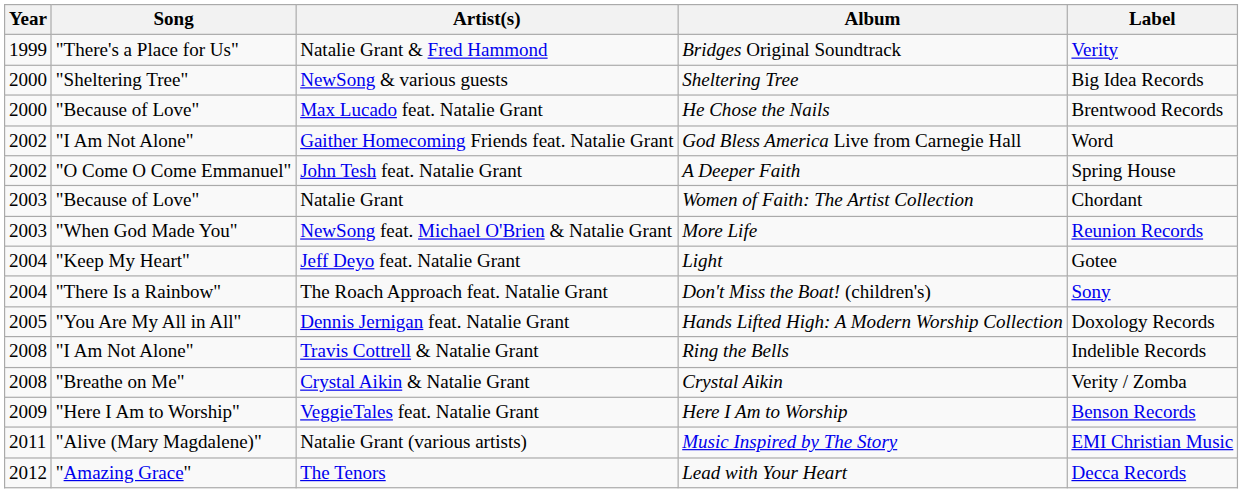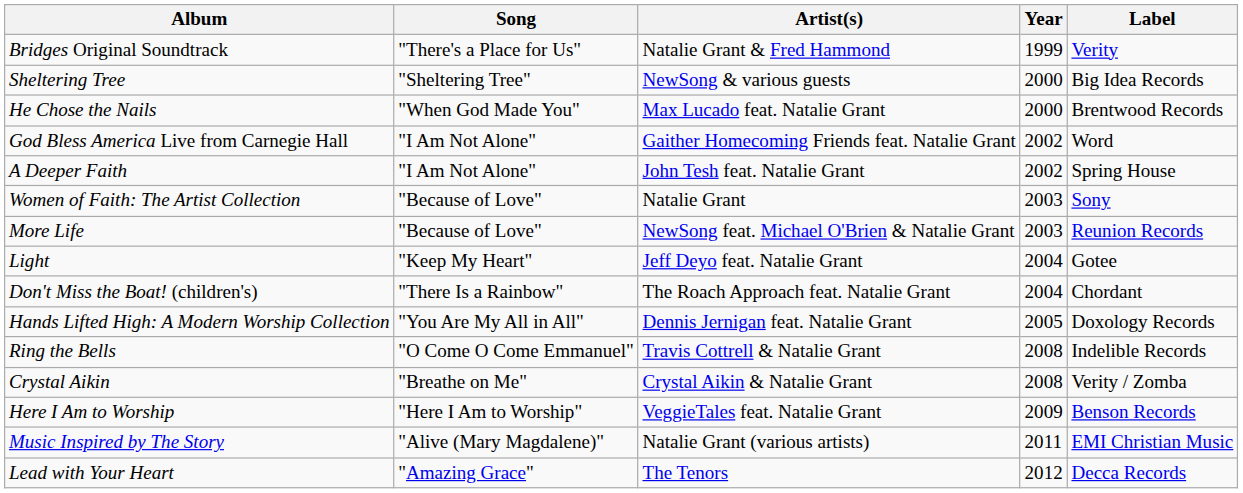columns swapped: (28, 19) <-> (872, 19)
(128, 110) "Because of Love" -> (489, 110) "When God Made You"
(174, 170) "O Come O Come Emmanuel" -> (467, 170) "I Am Not Alone"
(1107, 200) Chordant -> (1091, 200) Sony
(147, 230) "When God Made You" -> (470, 230) "Because of Love"
(1091, 291) Sony -> (1107, 291) Chordant
(125, 351) "I Am Not Alone" -> (516, 351) "O Come O Come Emmanuel"
